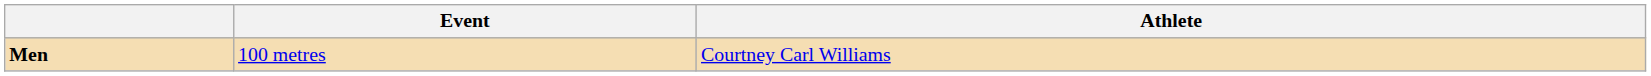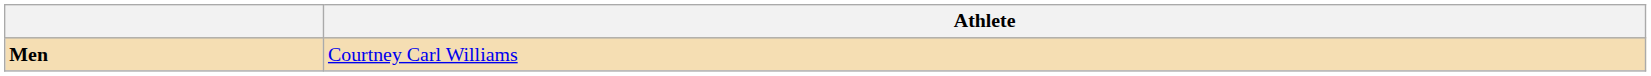- column: (465, 21)
